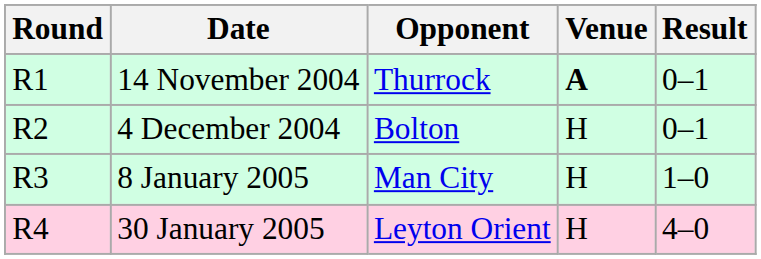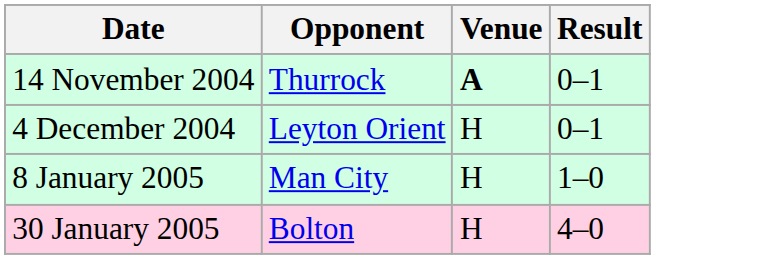- column: (58, 29)
(417, 128) Bolton -> (357, 128) Leyton Orient
(462, 228) Leyton Orient -> (311, 228) Bolton
